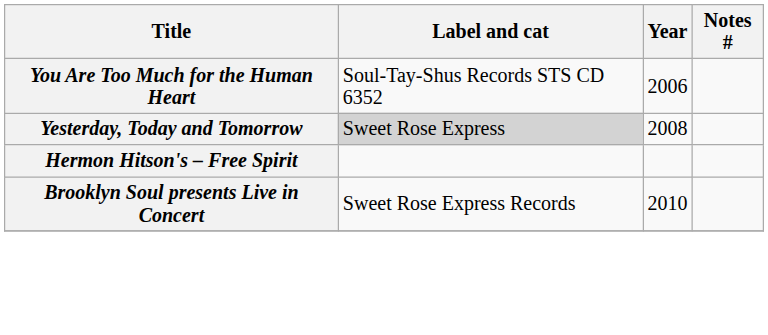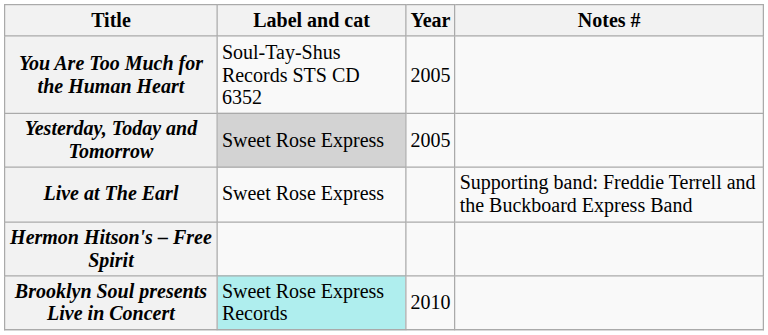(667, 85) 2006 -> (430, 74) 2005
(667, 128) 2008 -> (430, 140) 2005
+ row: (111, 194)
(459, 203) no background -> (303, 302) paleturquoise background
